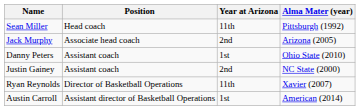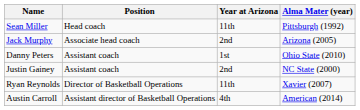(224, 99) 1st -> (225, 99) 4th
